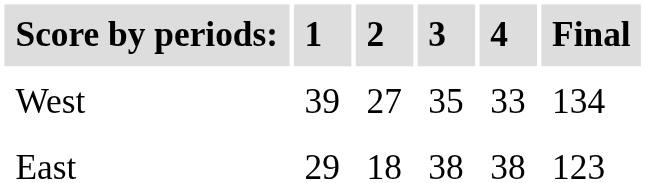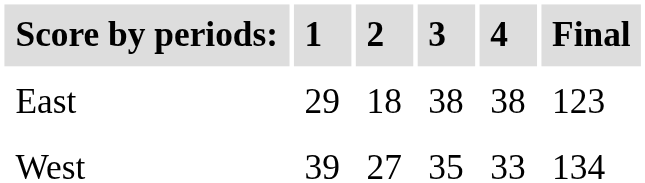rows swapped: (46, 167) <-> (50, 101)
